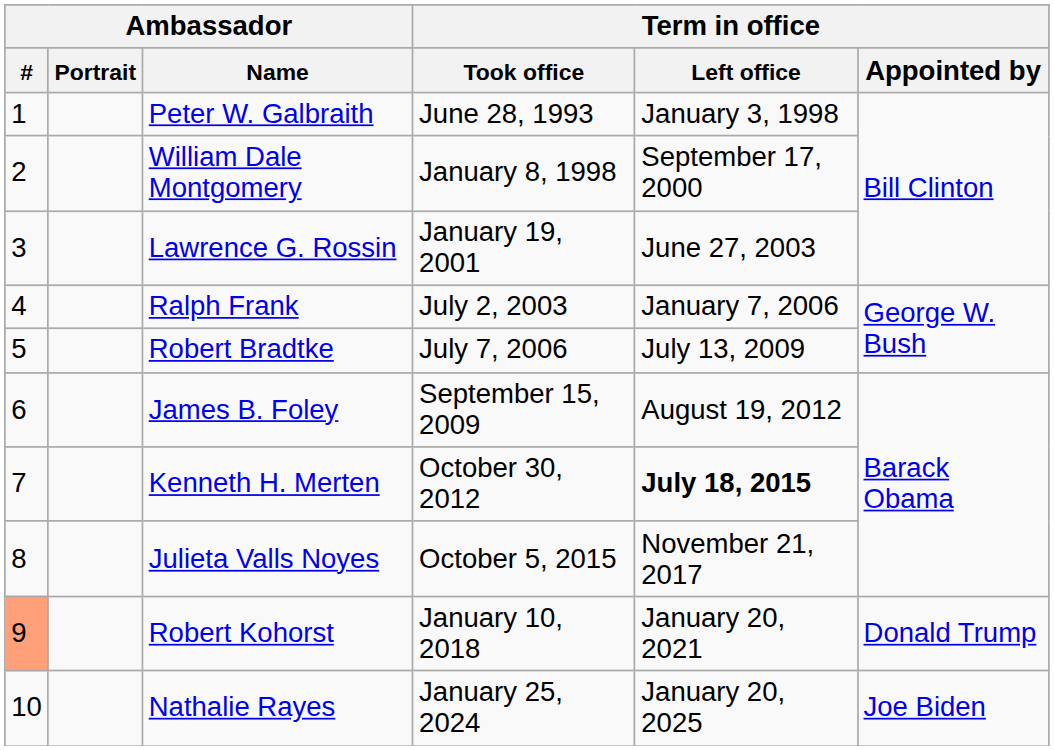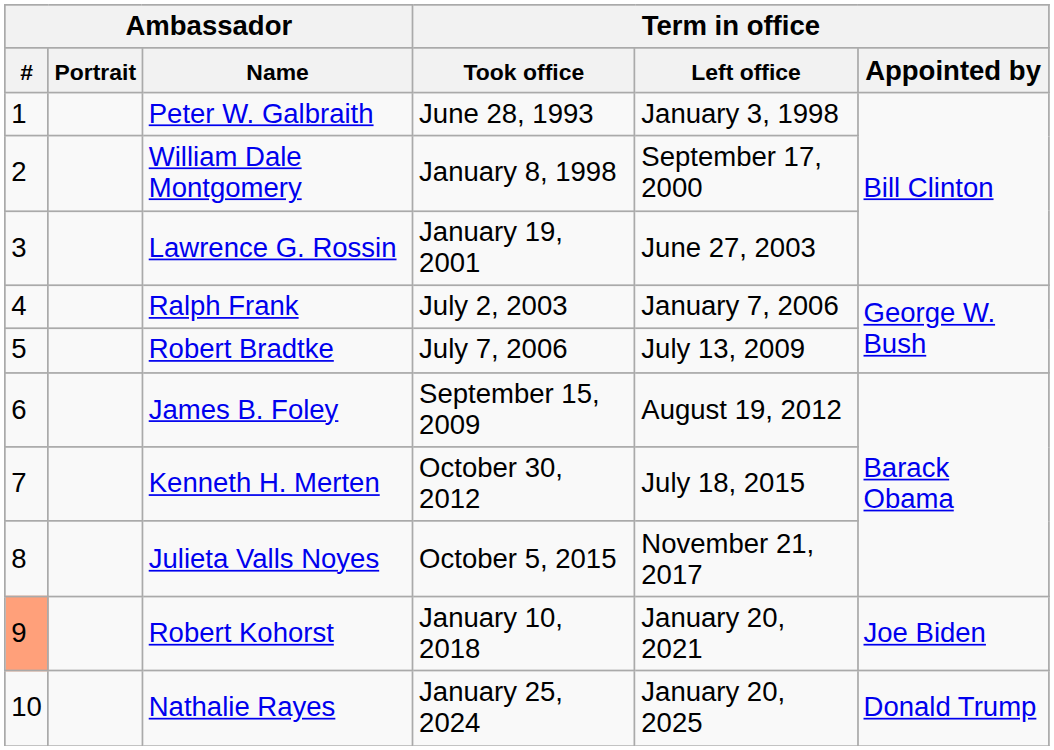(726, 483) bold -> (723, 483) normal
(950, 633) Donald Trump -> (925, 633) Joe Biden
(925, 707) Joe Biden -> (950, 707) Donald Trump
